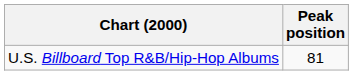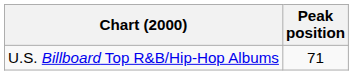(315, 57) 81 -> (315, 57) 71
